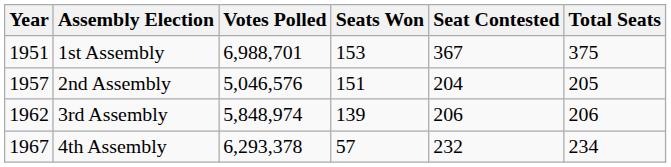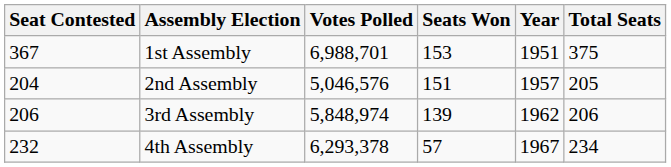columns swapped: (29, 20) <-> (496, 20)
